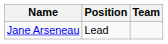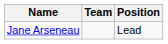columns swapped: (146, 13) <-> (106, 13)
